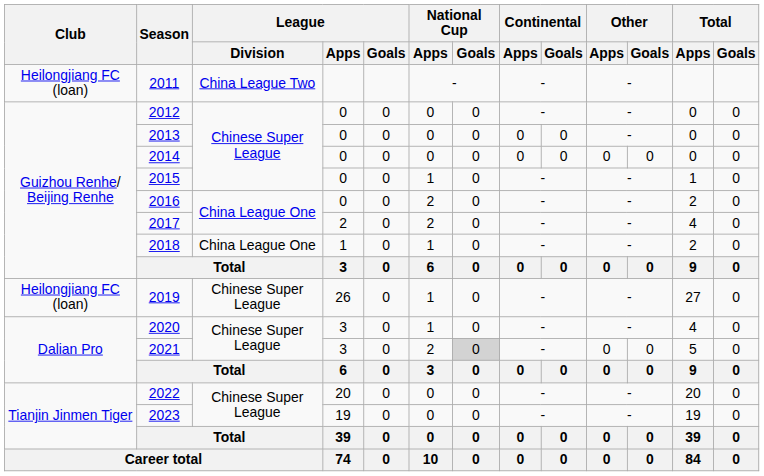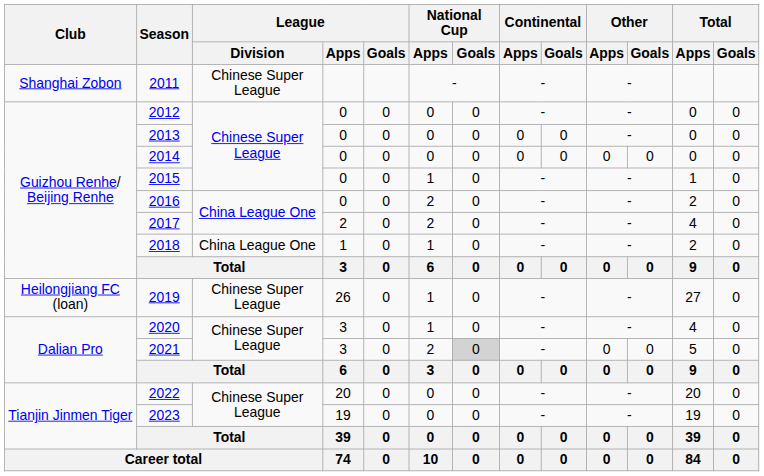(70, 83) Heilongjiang FC (loan) -> (70, 83) Shanghai Zobon
(257, 83) China League Two -> (257, 83) Chinese Super League
